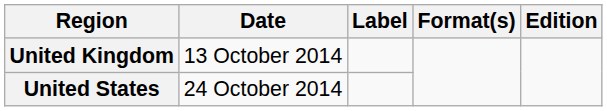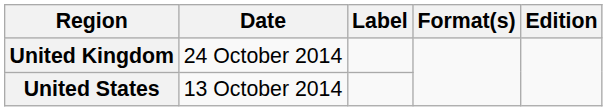(263, 55) 13 October 2014 -> (263, 55) 24 October 2014
(263, 88) 24 October 2014 -> (263, 88) 13 October 2014
